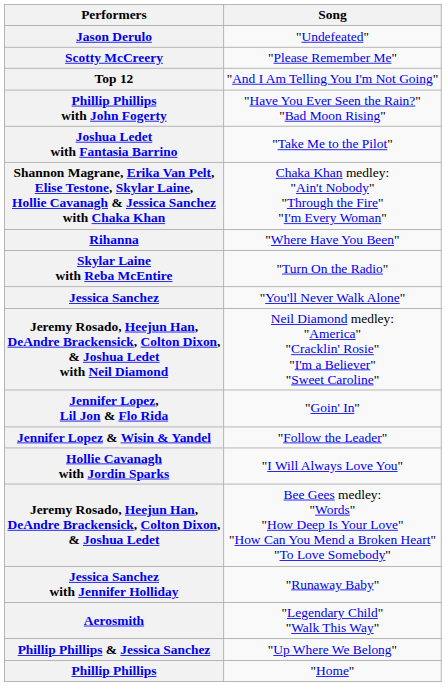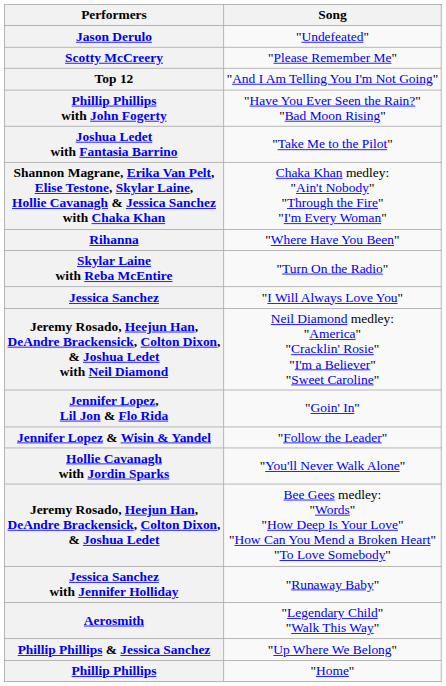(332, 297) "You'll Never Walk Alone" -> (332, 297) "I Will Always Love You"
(332, 466) "I Will Always Love You" -> (332, 466) "You'll Never Walk Alone"
